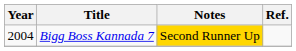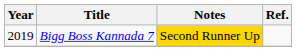(21, 35) 2004 -> (21, 35) 2019
